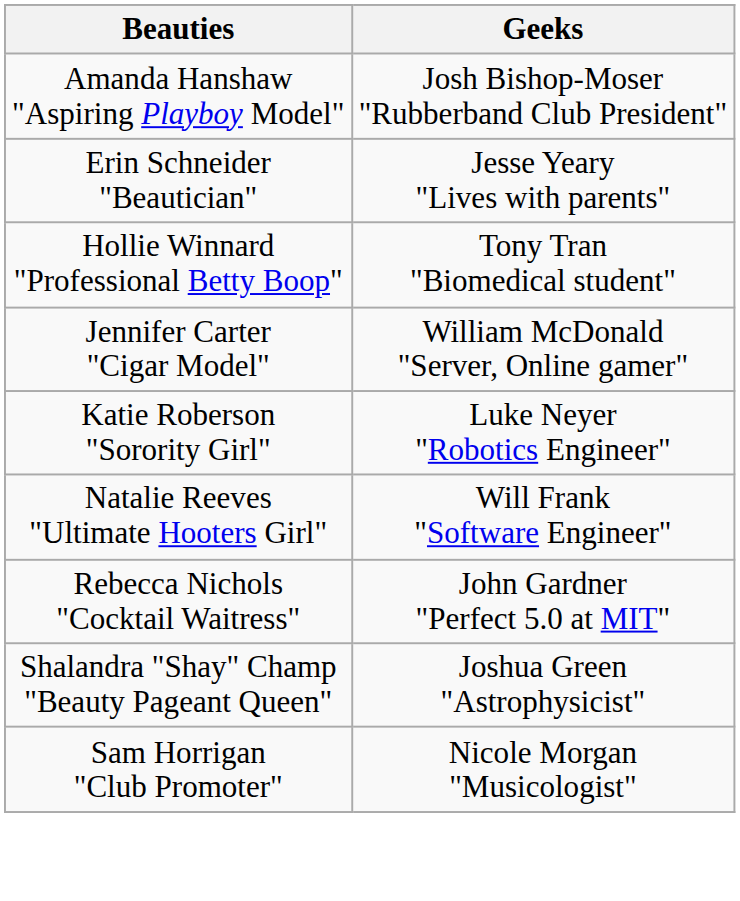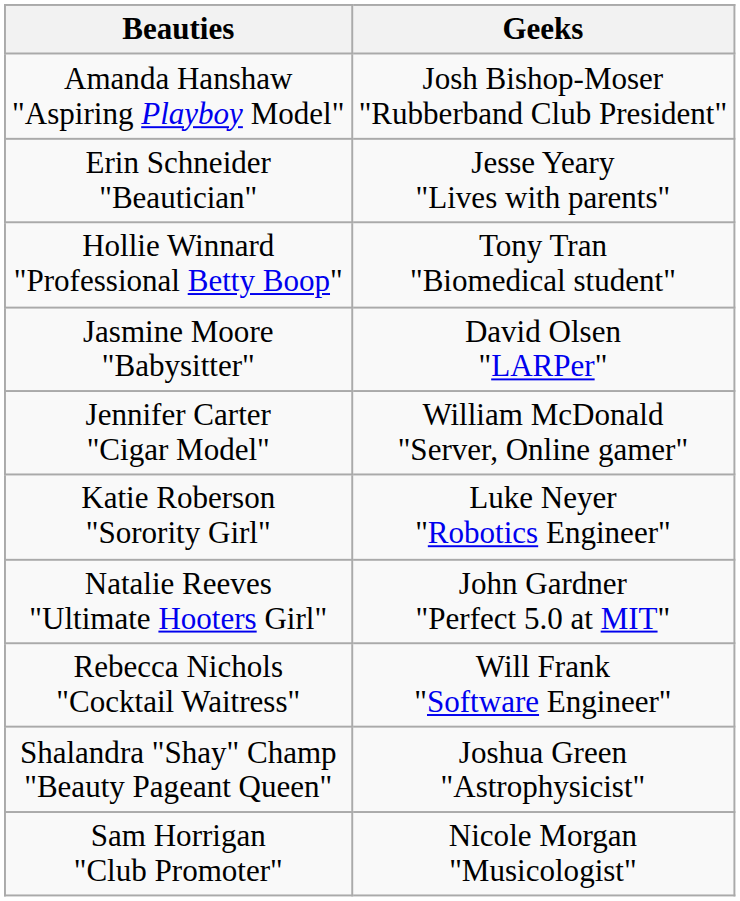+ row: (178, 348)
(543, 516) Will Frank "Software Engineer" -> (543, 600) John Gardner "Perfect 5.0 at MIT"
(543, 600) John Gardner "Perfect 5.0 at MIT" -> (543, 684) Will Frank "Software Engineer"
